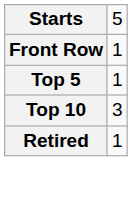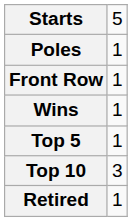+ row: (56, 49)
+ row: (56, 110)
